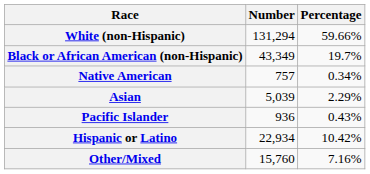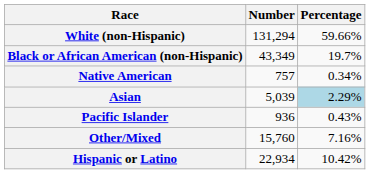(345, 96) no background -> (345, 96) lightblue background
rows swapped: (125, 158) <-> (125, 138)
